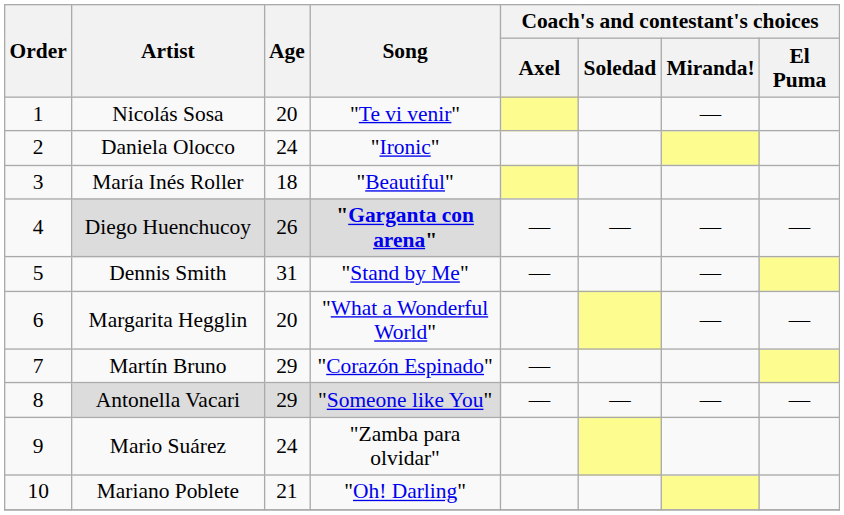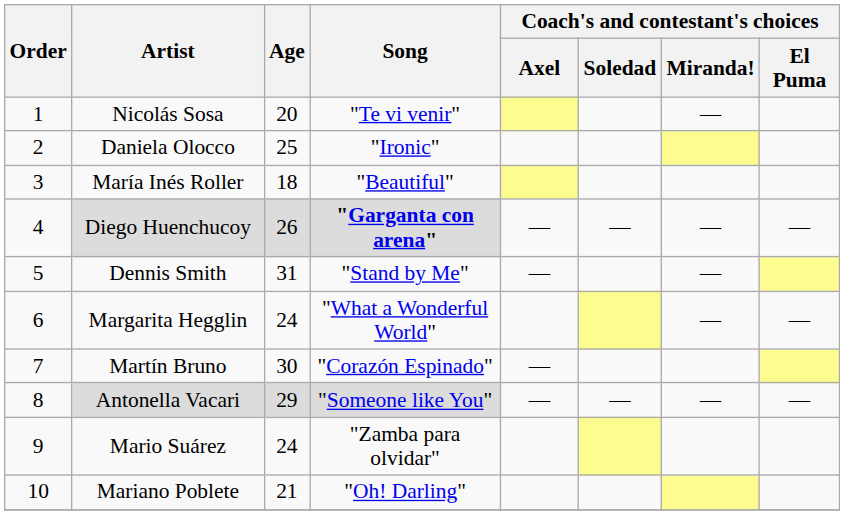(287, 147) 24 -> (287, 147) 25
(287, 319) 20 -> (287, 319) 24
(287, 365) 29 -> (287, 365) 30
